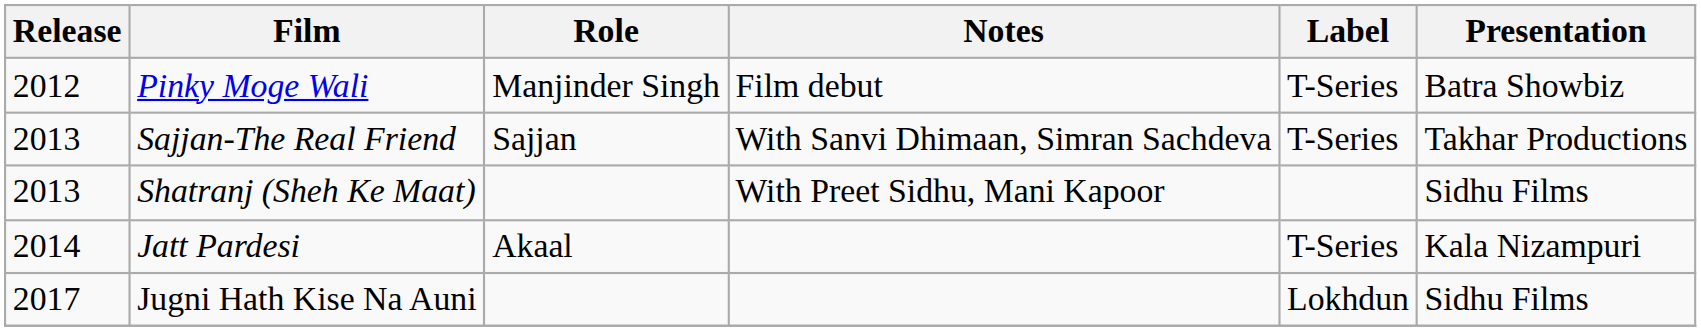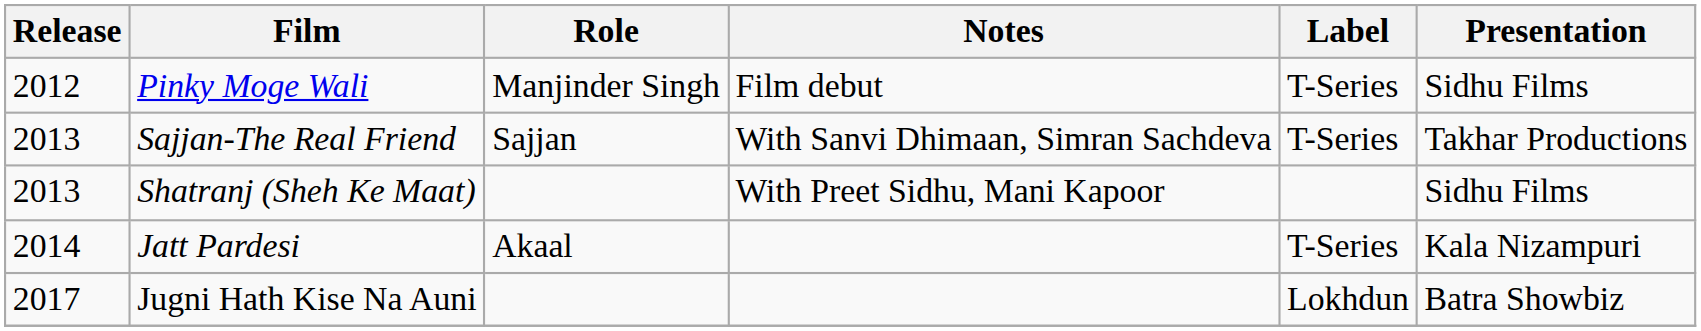(1524, 84) Batra Showbiz -> (1507, 84) Sidhu Films
(1507, 298) Sidhu Films -> (1524, 298) Batra Showbiz
